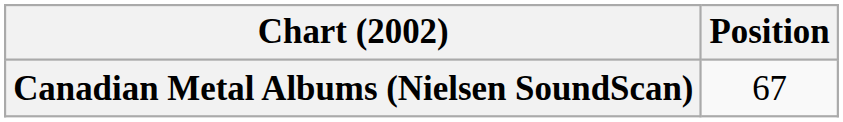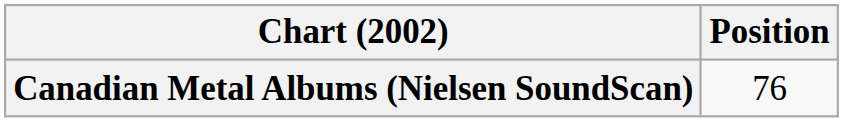(770, 87) 67 -> (770, 87) 76
